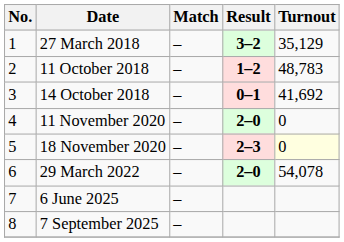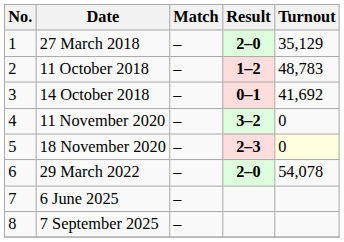(248, 43) 3–2 -> (248, 43) 2–0
(248, 120) 2–0 -> (248, 120) 3–2
